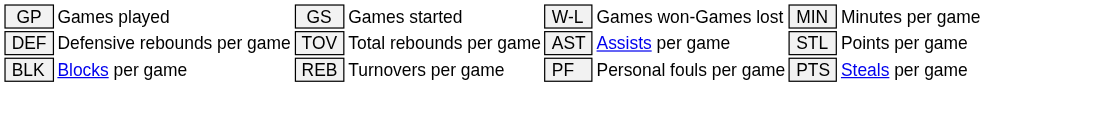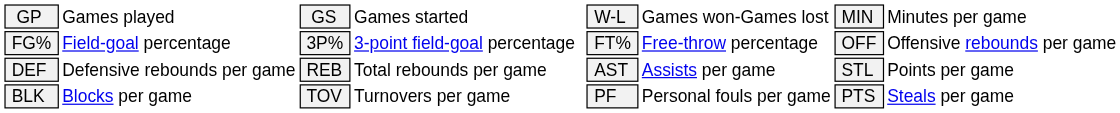+ row: (32, 43)
(319, 43) TOV -> (324, 70) REB
(319, 70) REB -> (324, 96) TOV
